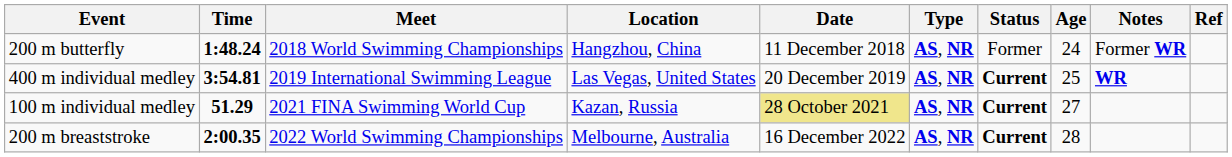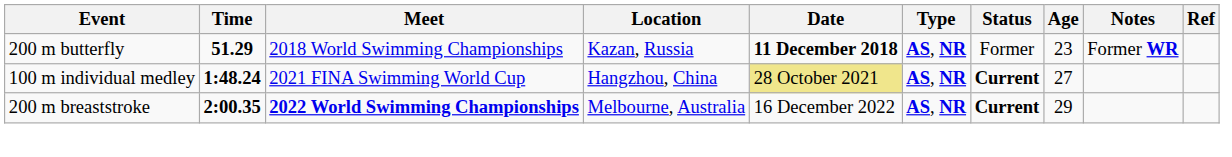(232, 48) 1:48.24 -> (232, 48) 51.29
(636, 48) Hangzhou, China -> (641, 48) Kazan, Russia
(834, 48) normal -> (826, 48) bold
(1071, 48) 24 -> (1063, 48) 23
- row: (102, 78)
(232, 107) 51.29 -> (232, 78) 1:48.24
(625, 107) Kazan, Russia -> (652, 78) Hangzhou, China
(416, 136) normal -> (424, 107) bold
(1071, 136) 28 -> (1063, 107) 29
